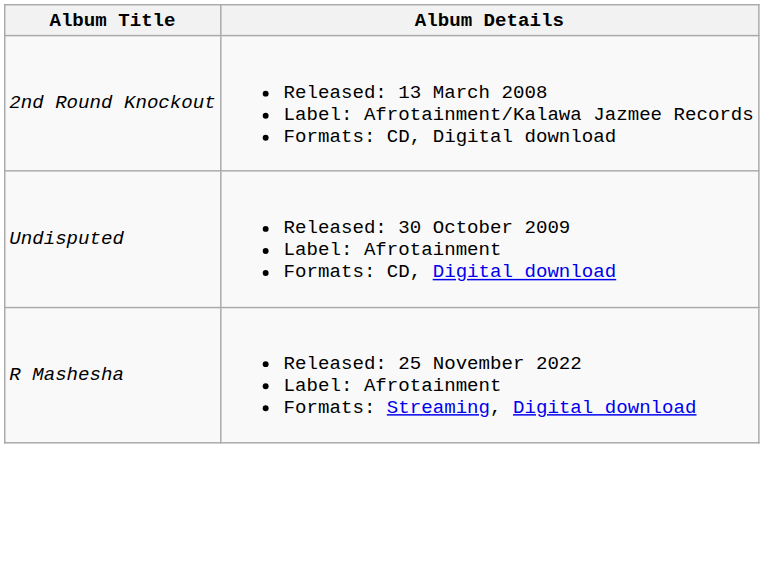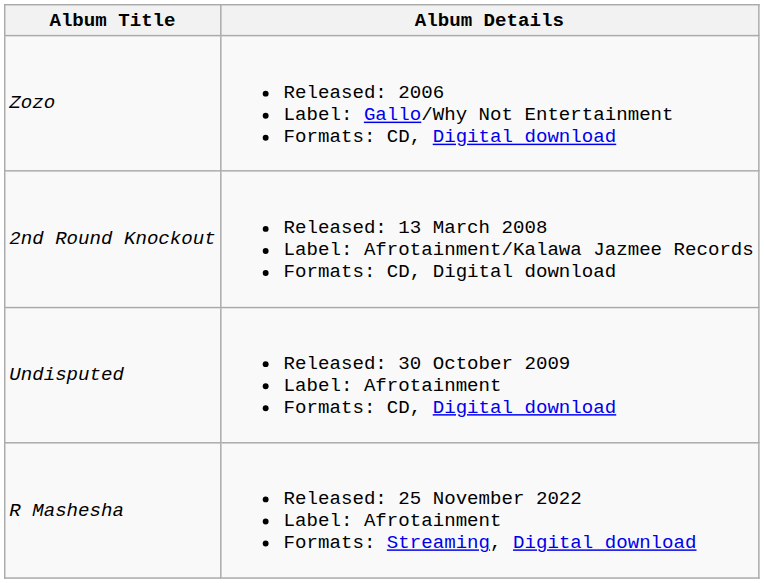+ row: (32, 104)
